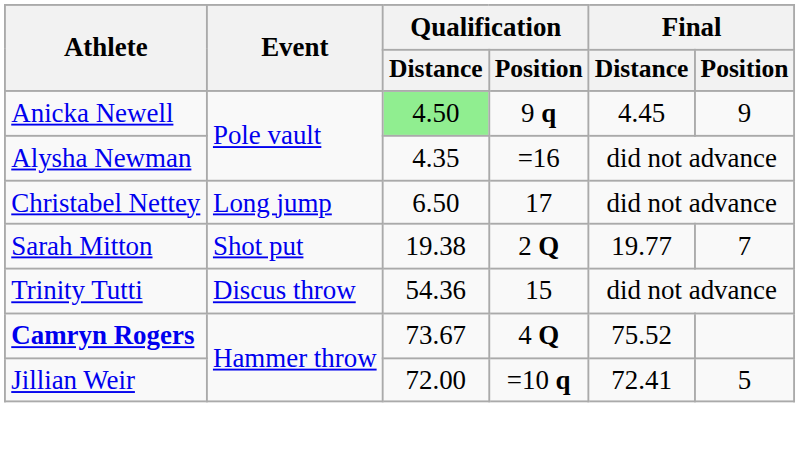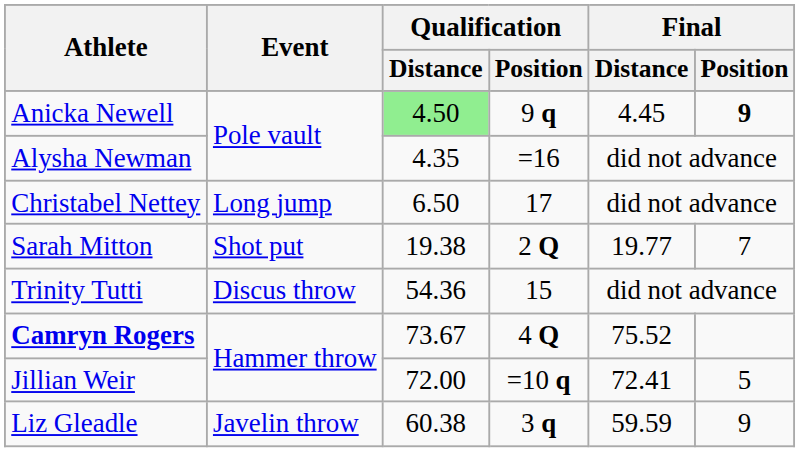(745, 113) normal -> (745, 113) bold
+ row: (74, 424)
